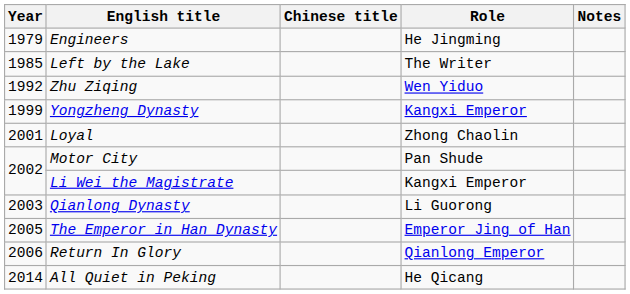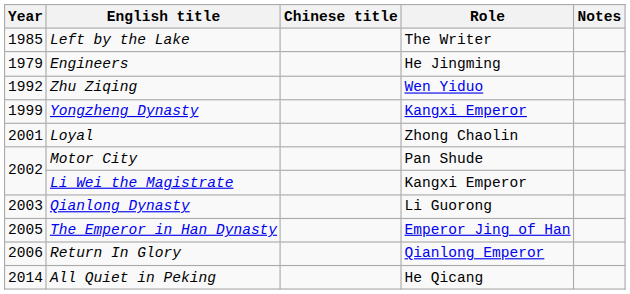rows swapped: (120, 64) <-> (89, 40)
